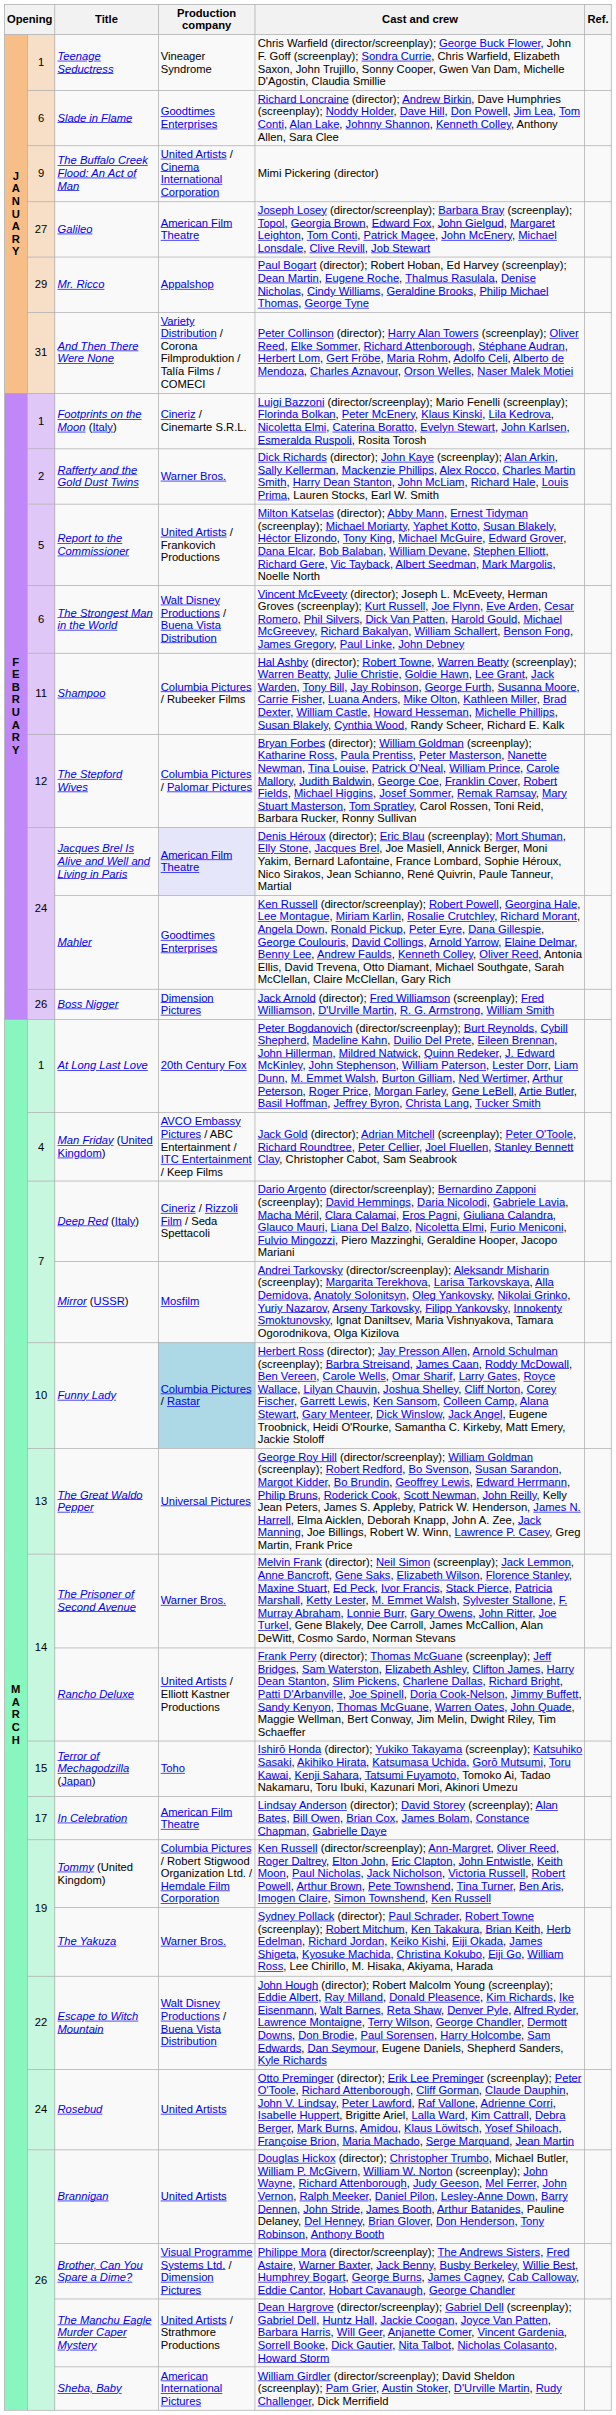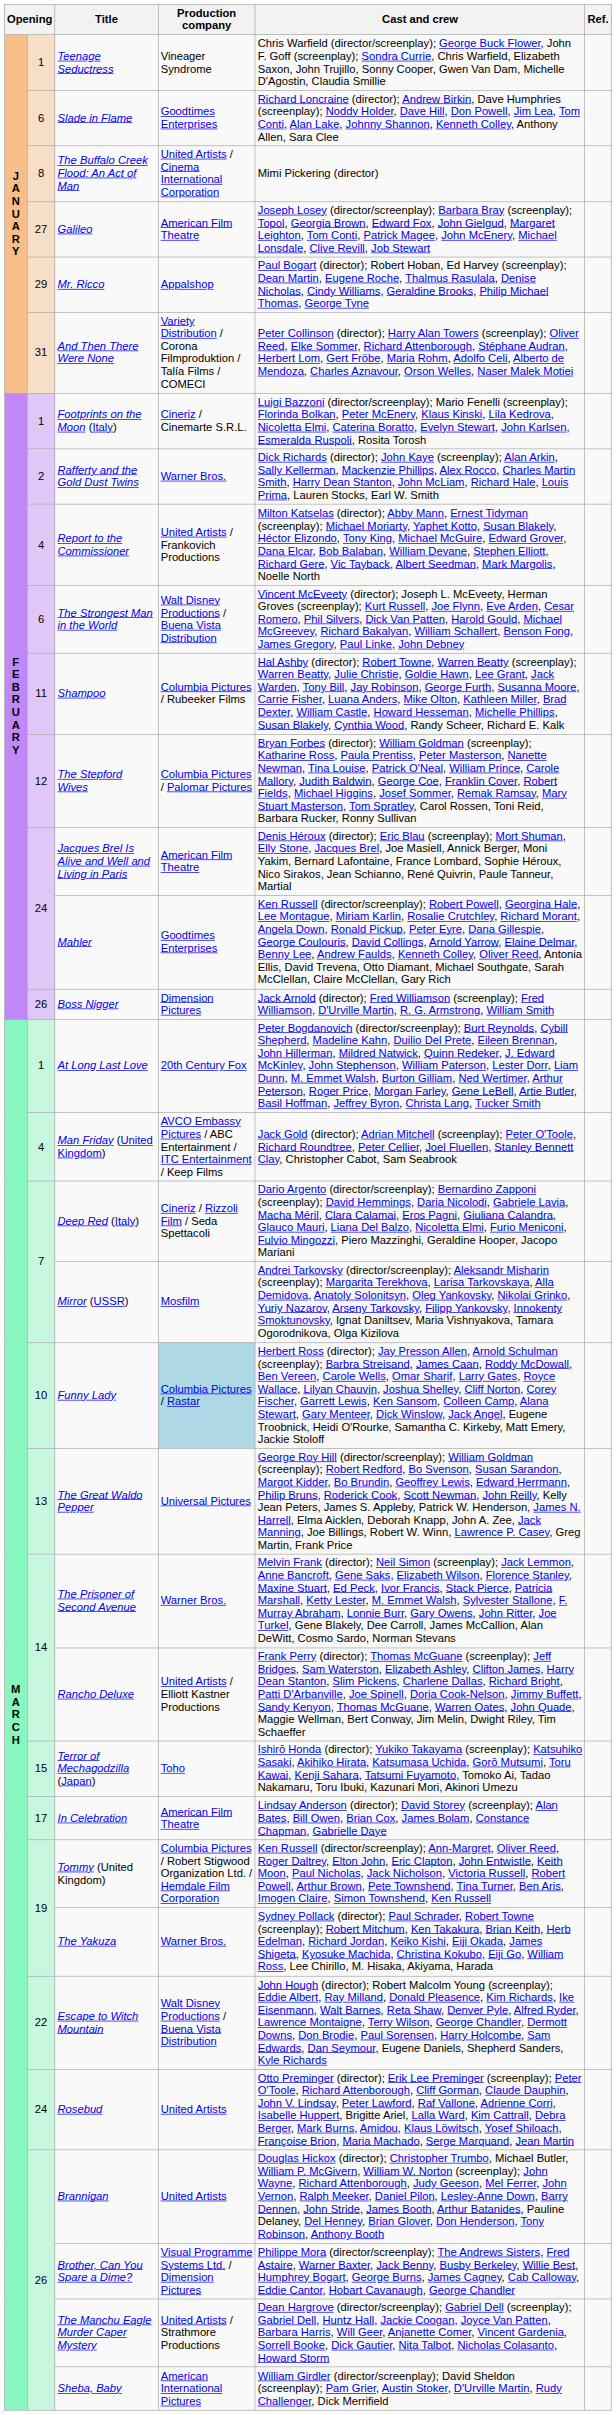(41, 173) 9 -> (41, 173) 8
(41, 544) 5 -> (41, 544) 4
(196, 861) lavender background -> (196, 861) no background
